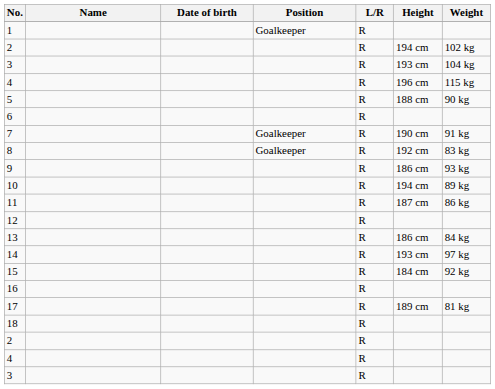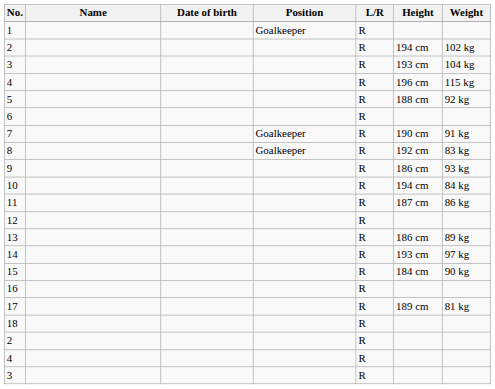(457, 99) 90 kg -> (457, 99) 92 kg
(457, 185) 89 kg -> (457, 185) 84 kg
(457, 237) 84 kg -> (457, 237) 89 kg
(457, 271) 92 kg -> (457, 271) 90 kg
